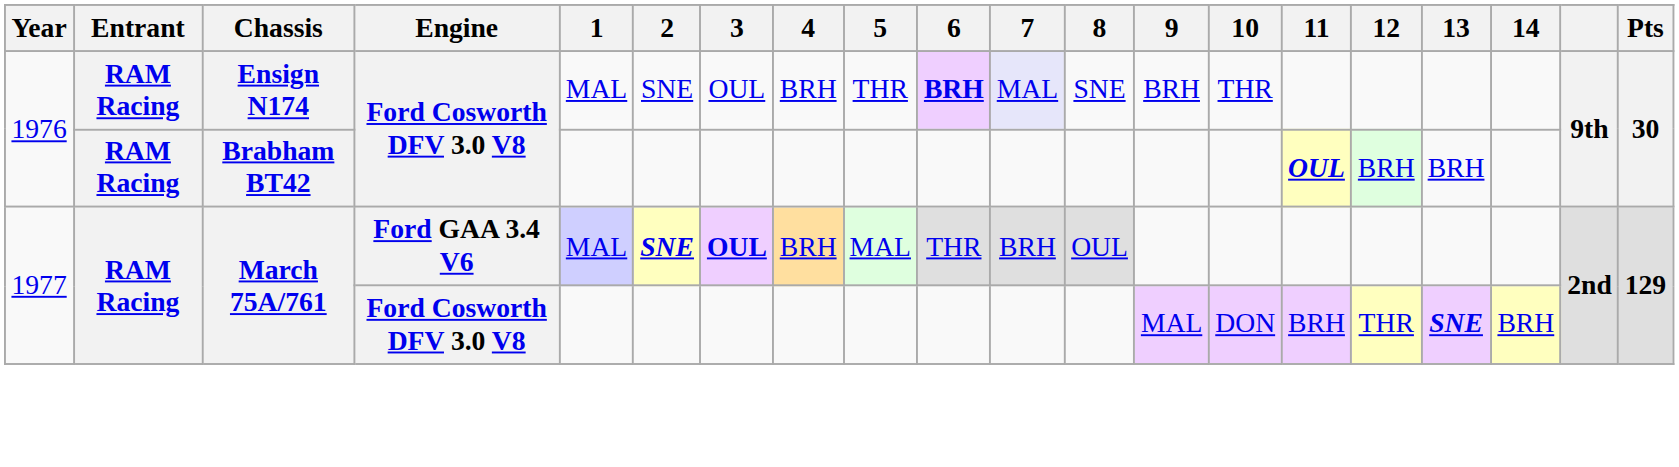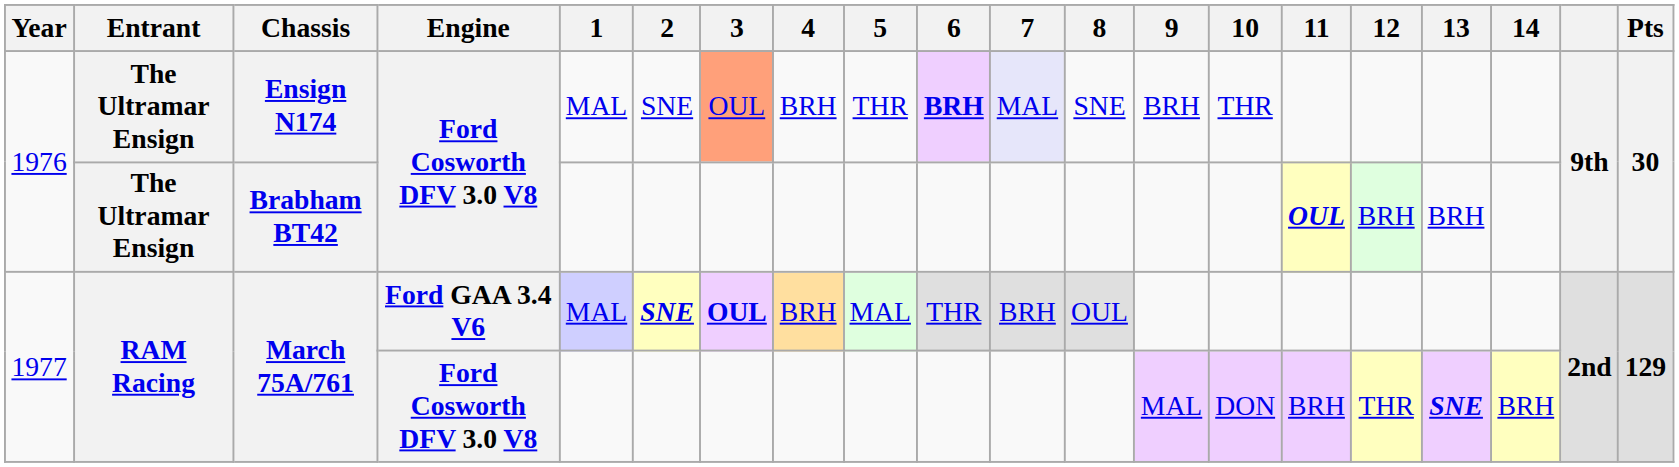(138, 89) RAM Racing -> (154, 105) The Ultramar Ensign
(737, 89) no background -> (737, 105) lightsalmon background
(138, 167) RAM Racing -> (154, 216) The Ultramar Ensign
